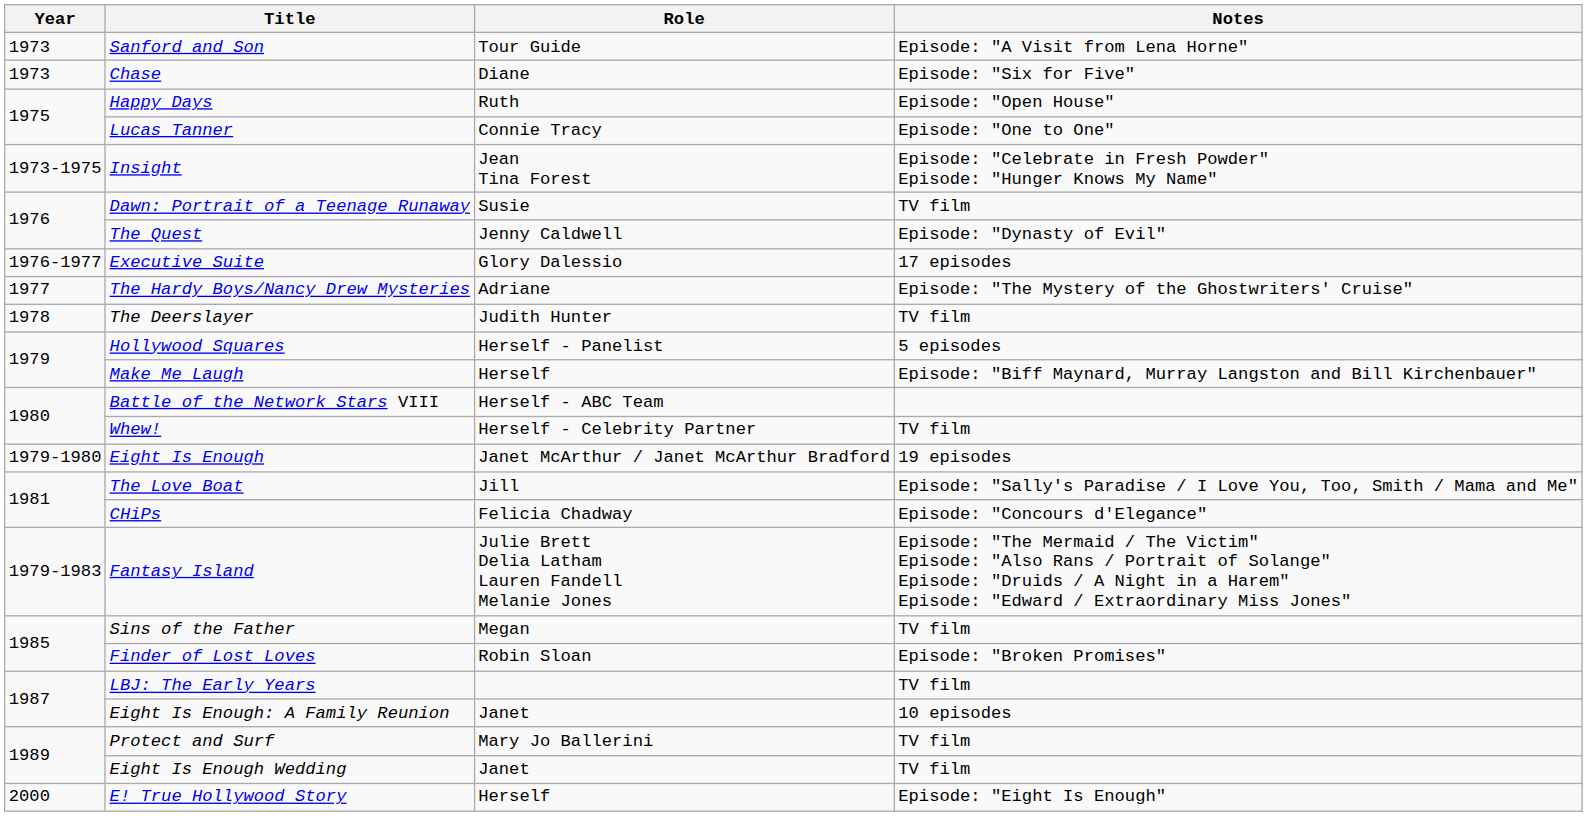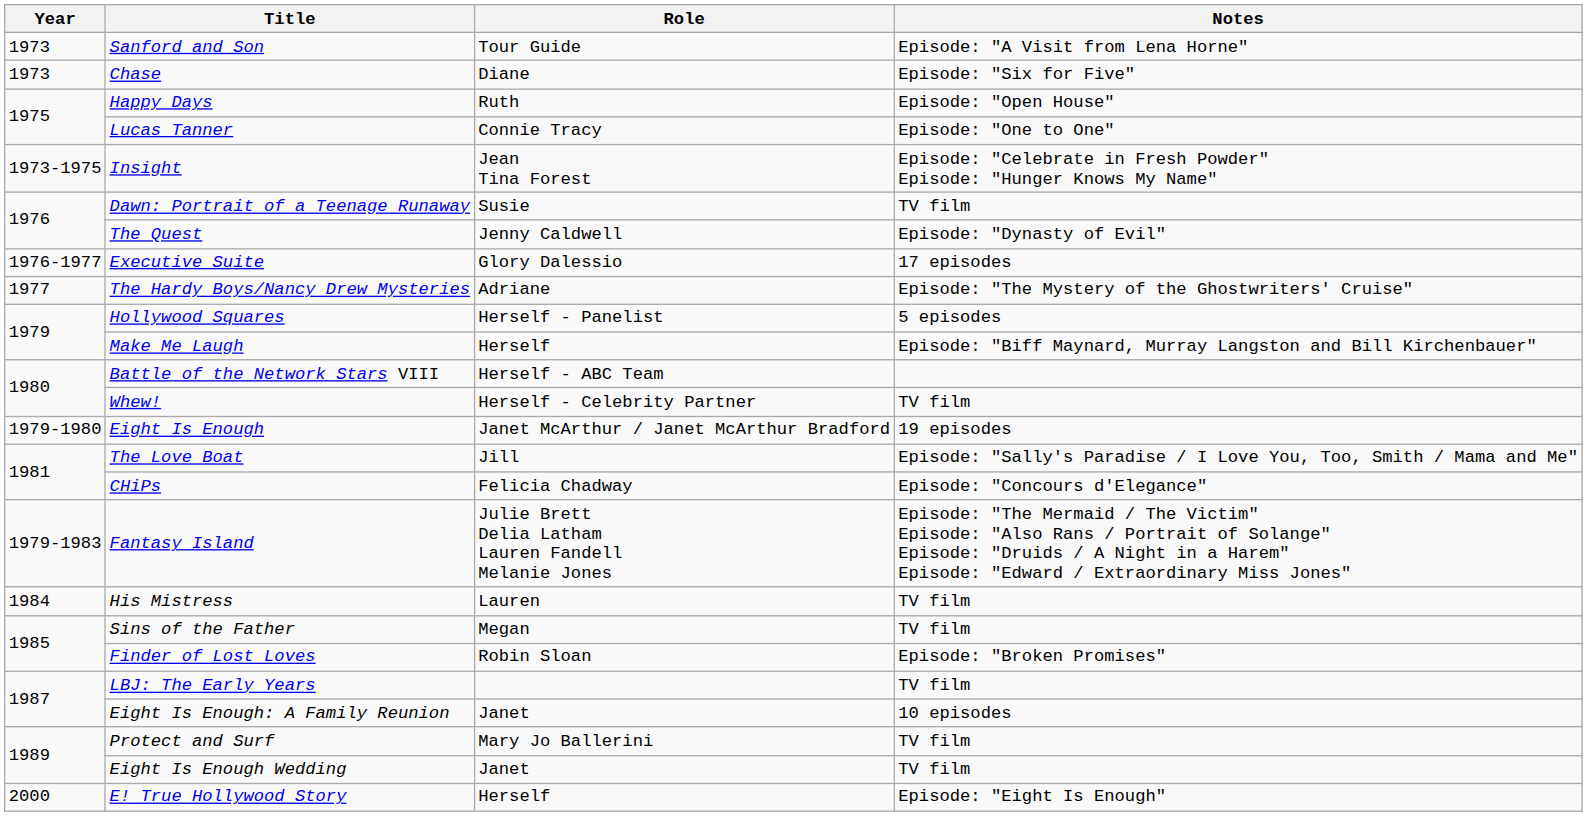- row: (182, 318)
+ row: (171, 601)
